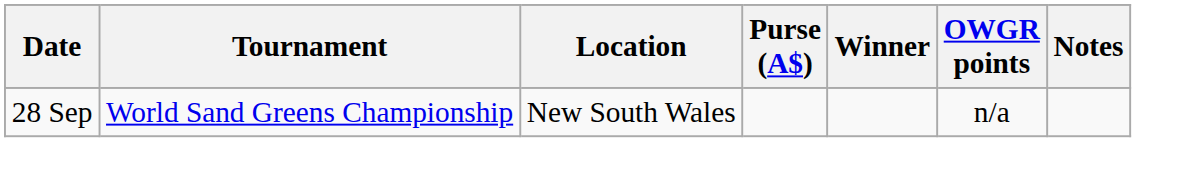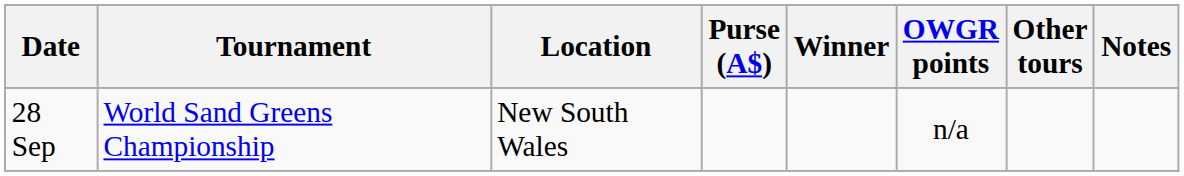+ column: (1050, 46)
